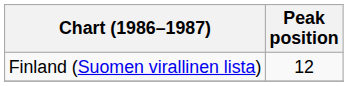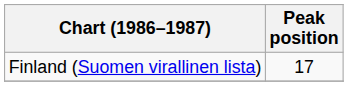(304, 66) 12 -> (304, 66) 17
